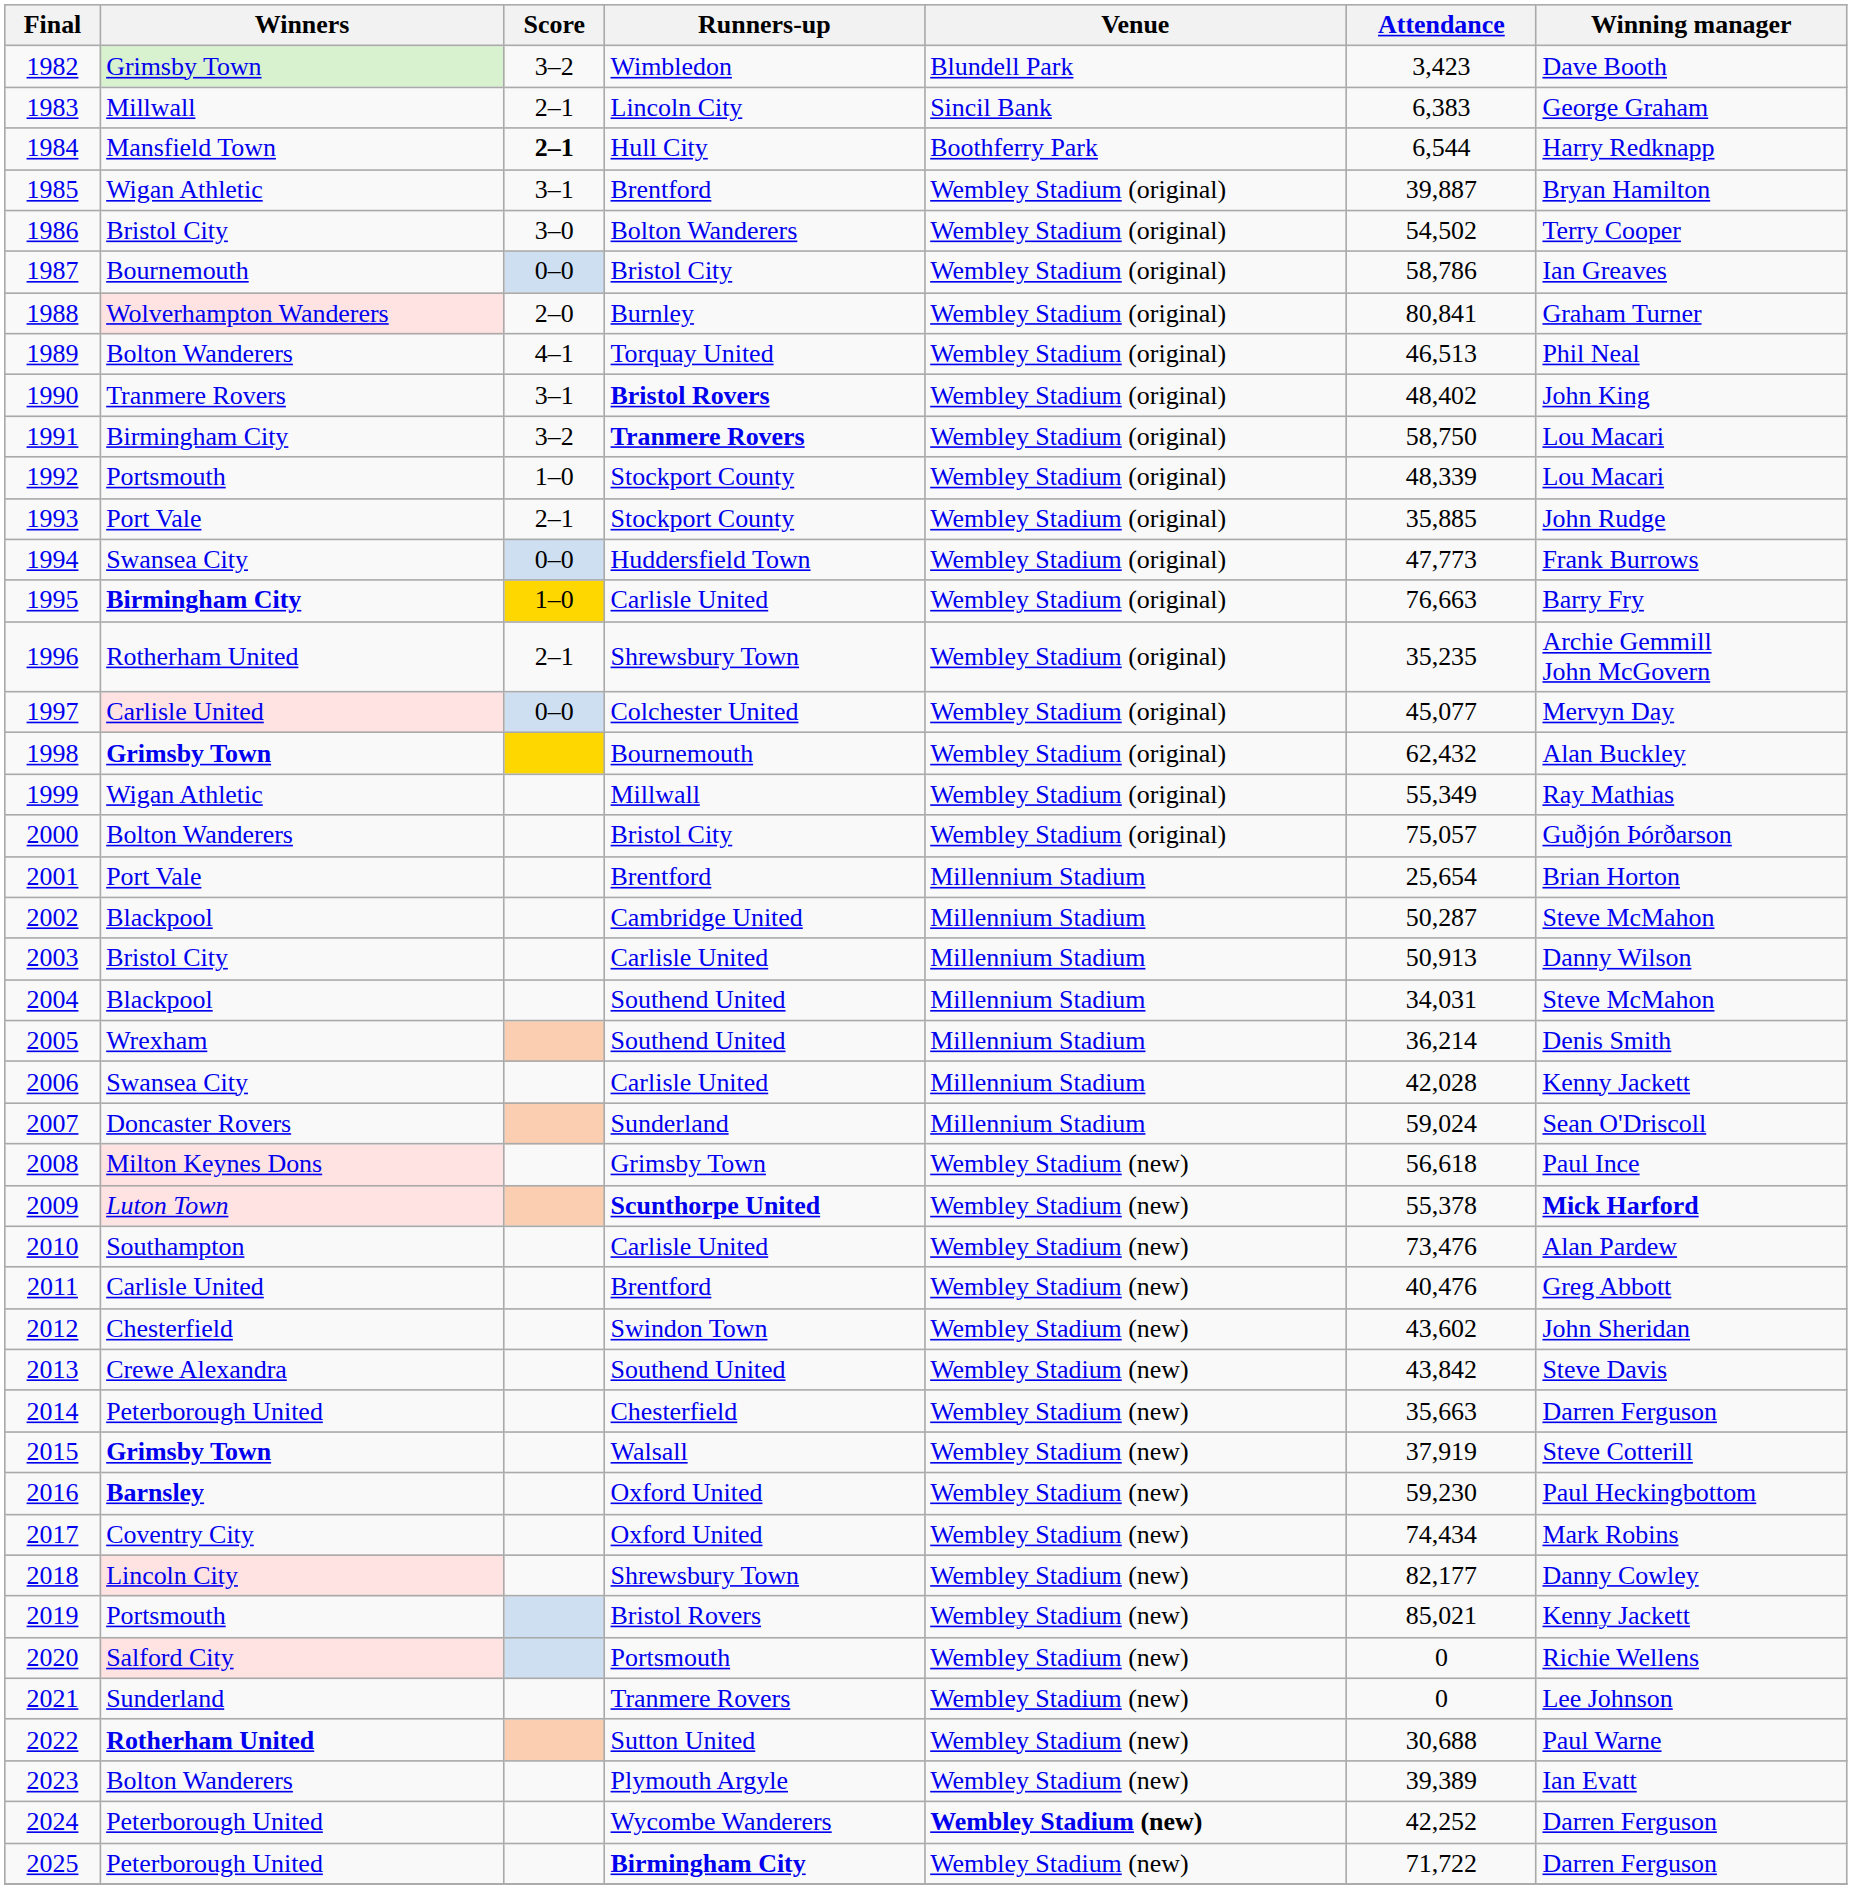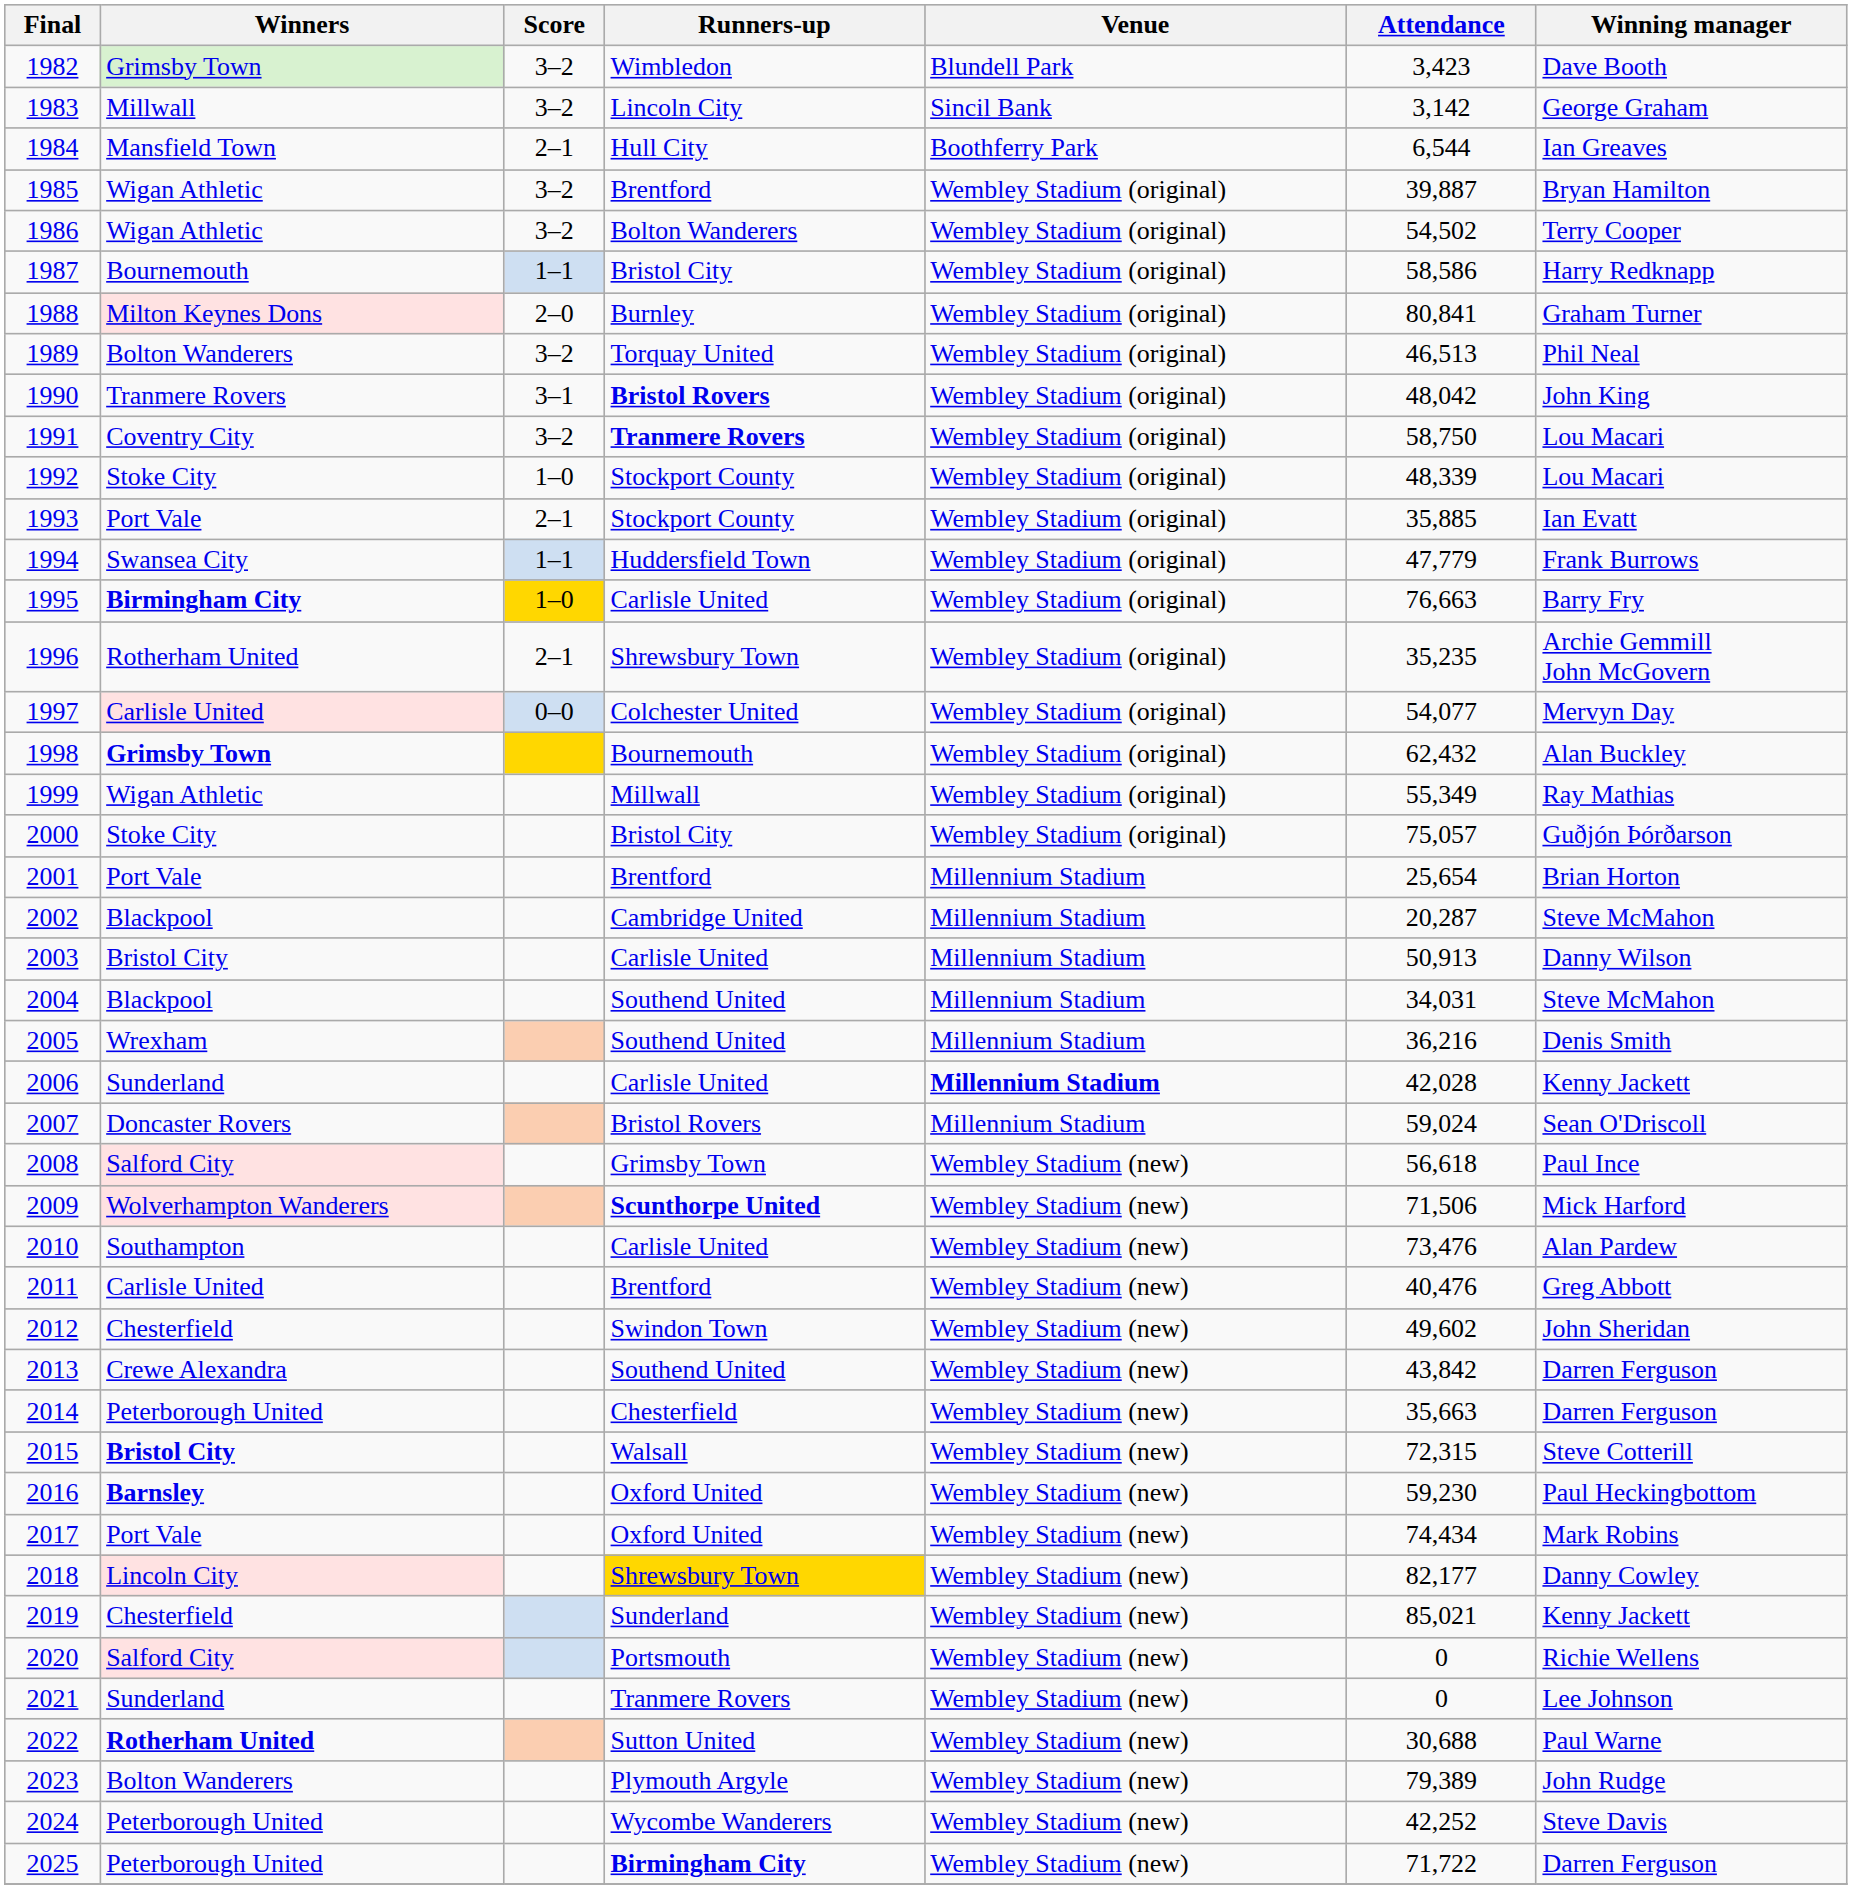(554, 107) 2–1 -> (554, 107) 3–2
(1441, 107) 6,383 -> (1441, 107) 3,142
(554, 148) bold -> (554, 148) normal
(1628, 148) Harry Redknapp -> (1605, 148) Ian Greaves
(554, 189) 3–1 -> (554, 189) 3–2
(167, 230) Bristol City -> (184, 230) Wigan Athletic
(554, 230) 3–0 -> (554, 230) 3–2
(554, 271) 0–0 -> (554, 271) 1–1
(1441, 271) 58,786 -> (1441, 271) 58,586
(1605, 271) Ian Greaves -> (1628, 271) Harry Redknapp
(247, 312) Wolverhampton Wanderers -> (214, 312) Milton Keynes Dons
(554, 353) 4–1 -> (554, 353) 3–2
(1441, 395) 48,402 -> (1441, 395) 48,042
(197, 436) Birmingham City -> (180, 436) Coventry City
(166, 477) Portsmouth -> (161, 477) Stoke City
(1604, 518) John Rudge -> (1590, 518) Ian Evatt
(554, 559) 0–0 -> (554, 559) 1–1
(1441, 559) 47,773 -> (1441, 559) 47,779
(1441, 711) 45,077 -> (1441, 711) 54,077
(200, 835) Bolton Wanderers -> (161, 835) Stoke City
(1441, 917) 50,287 -> (1441, 917) 20,287
(1441, 1040) 36,214 -> (1441, 1040) 36,216
(177, 1081) Swansea City -> (165, 1081) Sunderland
(1038, 1081) normal -> (1045, 1081) bold
(670, 1123) Sunderland -> (686, 1123) Bristol Rovers
(214, 1164) Milton Keynes Dons -> (170, 1164) Salford City
(167, 1205) Luton Town -> (247, 1205) Wolverhampton Wanderers
(1441, 1205) 55,378 -> (1441, 1205) 71,506
(1621, 1205) bold -> (1614, 1205) normal
(1441, 1328) 43,602 -> (1441, 1328) 49,602
(1605, 1369) Steve Davis -> (1630, 1369) Darren Ferguson
(189, 1451) Grimsby Town -> (171, 1451) Bristol City
(1441, 1451) 37,919 -> (1441, 1451) 72,315
(180, 1534) Coventry City -> (154, 1534) Port Vale
(705, 1575) no background -> (705, 1575) gold background
(166, 1616) Portsmouth -> (170, 1616) Chesterfield
(686, 1616) Bristol Rovers -> (670, 1616) Sunderland
(1441, 1780) 39,389 -> (1441, 1780) 79,389
(1590, 1780) Ian Evatt -> (1604, 1780) John Rudge
(1066, 1821) bold -> (1059, 1821) normal
(1630, 1821) Darren Ferguson -> (1605, 1821) Steve Davis
